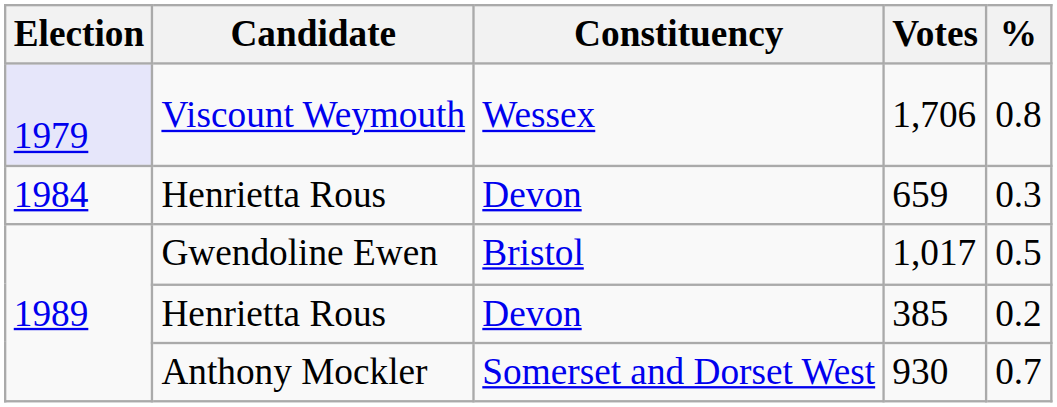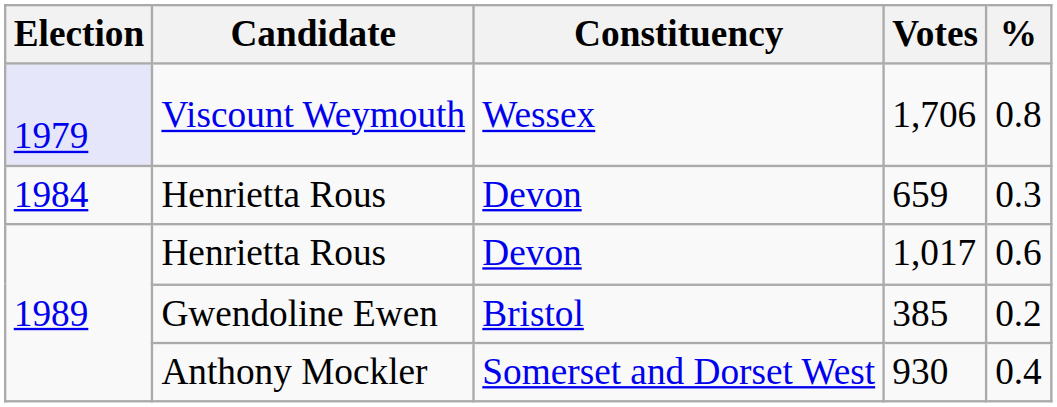(300, 253) Gwendoline Ewen -> (274, 253) Henrietta Rous
(533, 253) Bristol -> (532, 253) Devon
(1018, 253) 0.5 -> (1018, 253) 0.6
(274, 312) Henrietta Rous -> (300, 312) Gwendoline Ewen
(532, 312) Devon -> (533, 312) Bristol
(1018, 371) 0.7 -> (1018, 371) 0.4
